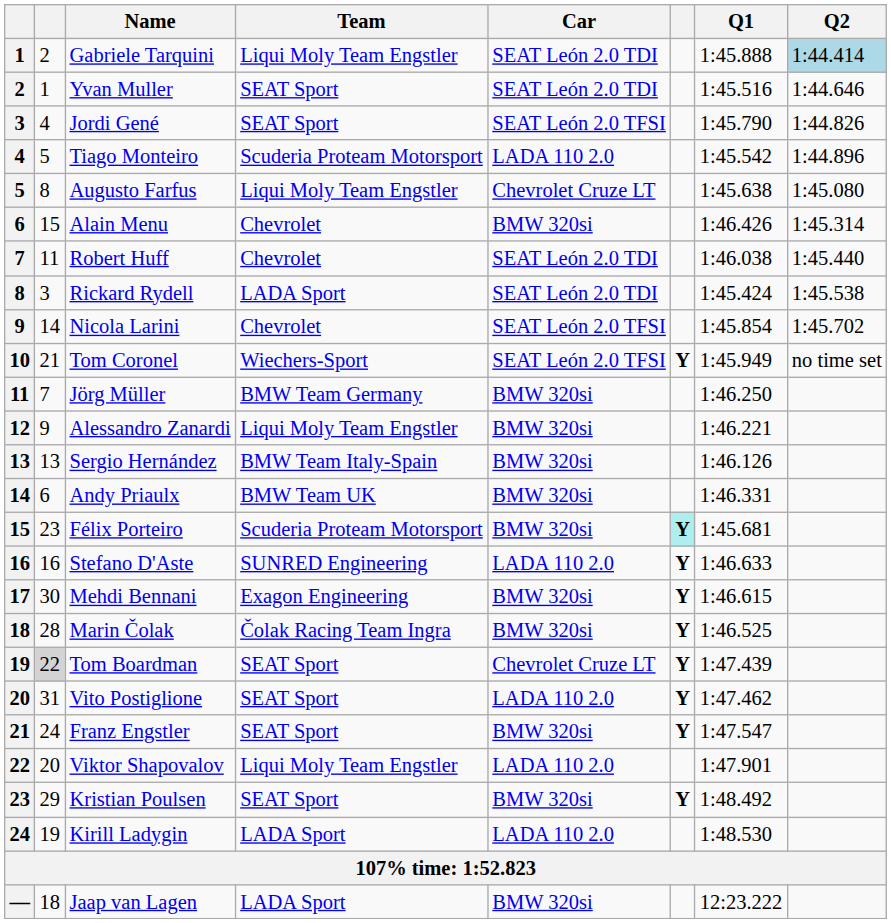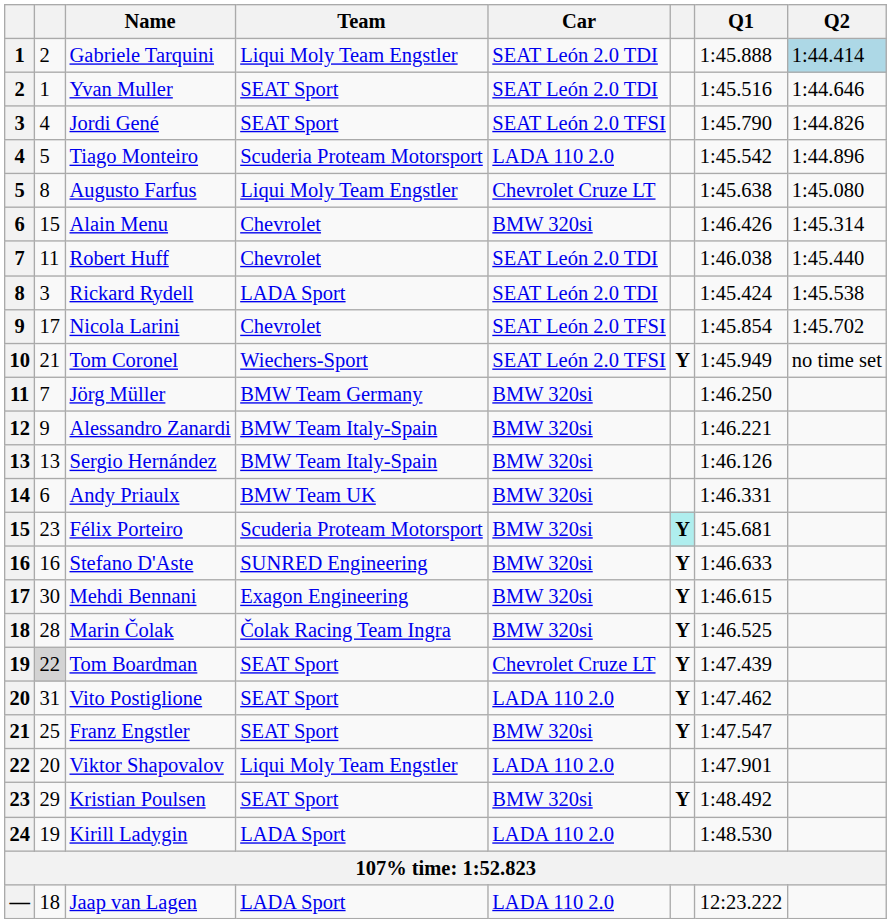(50, 326) 14 -> (50, 326) 17
(349, 427) Liqui Moly Team Engstler -> (339, 427) BMW Team Italy-Spain
(553, 562) LADA 110 2.0 -> (543, 562) BMW 320si
(50, 732) 24 -> (50, 732) 25
(543, 901) BMW 320si -> (553, 901) LADA 110 2.0
